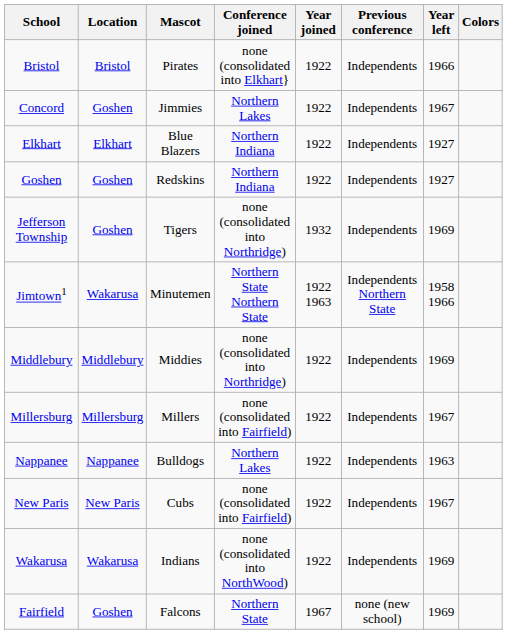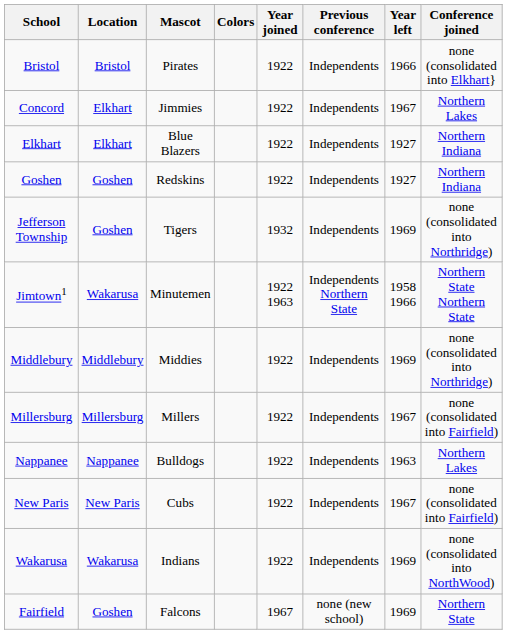columns swapped: (481, 22) <-> (255, 22)
(113, 108) Goshen -> (113, 108) Elkhart
